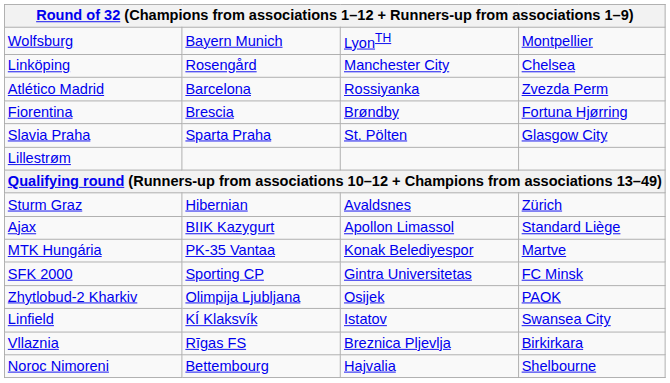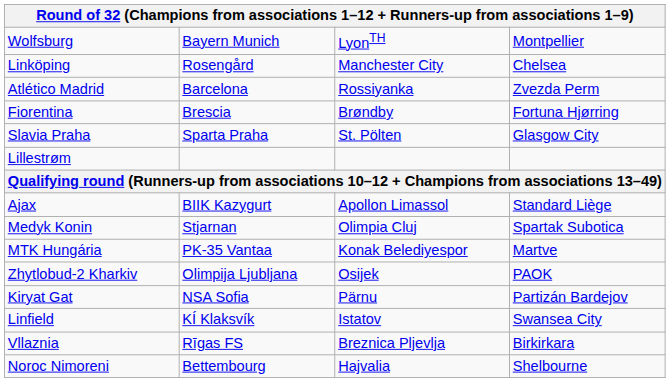- row: (45, 204)
+ row: (50, 227)
- row: (40, 273)
+ row: (40, 297)
